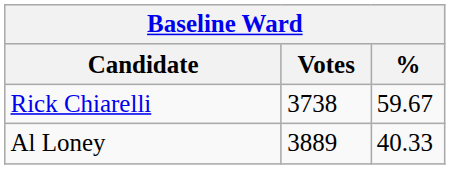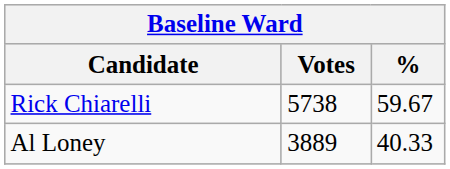(312, 103) 3738 -> (312, 103) 5738
